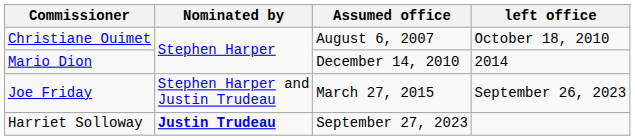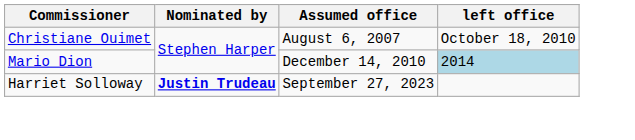(491, 62) no background -> (458, 62) lightblue background
- row: (50, 93)
